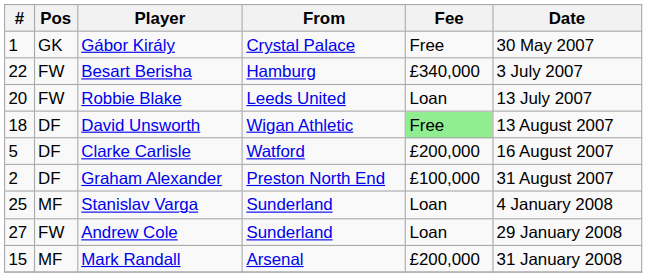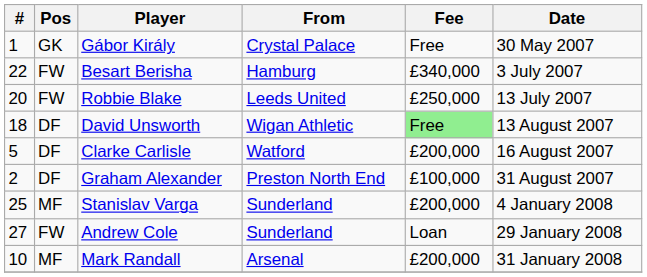(428, 98) Loan -> (445, 98) £250,000
(428, 205) Loan -> (445, 205) £200,000
(18, 258) 15 -> (18, 258) 10
